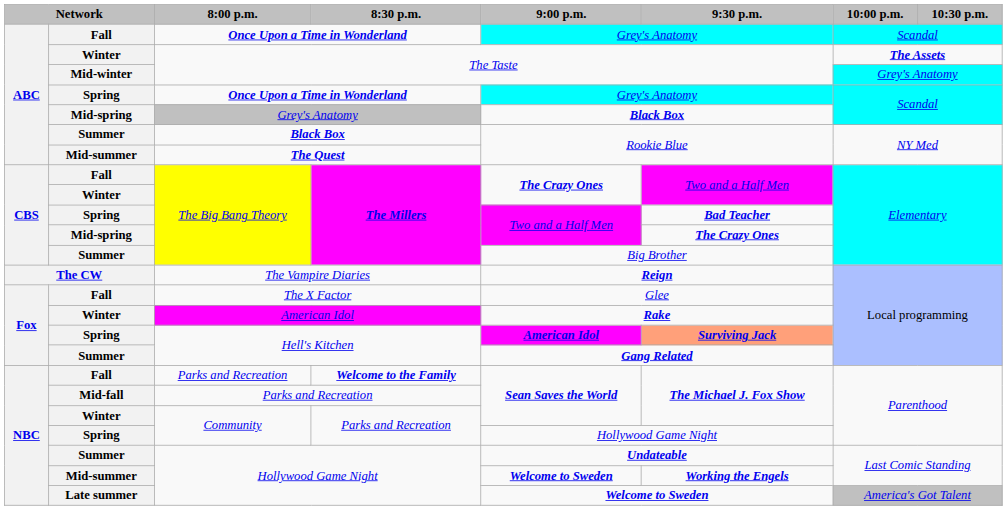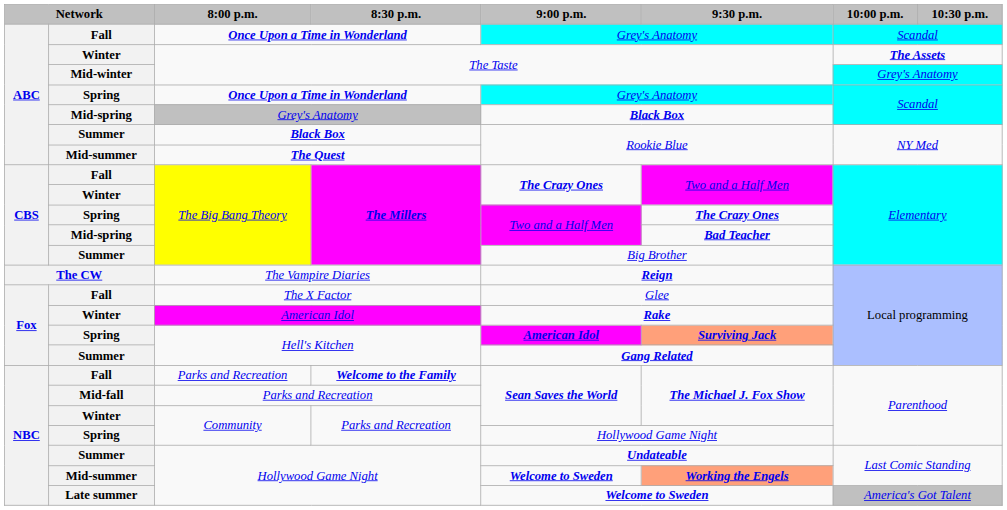(737, 214) Bad Teacher -> (737, 214) The Crazy Ones
(737, 235) The Crazy Ones -> (737, 235) Bad Teacher
(737, 475) no background -> (737, 475) lightsalmon background
